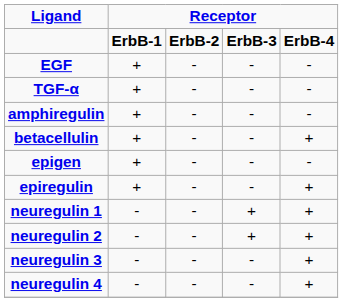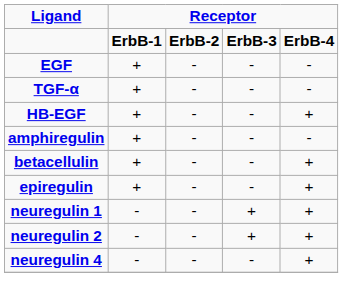+ row: (56, 114)
- row: (56, 162)
- row: (56, 260)
